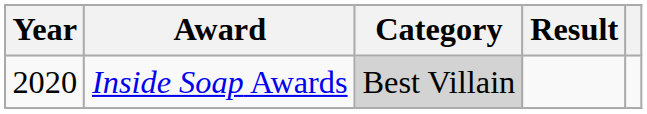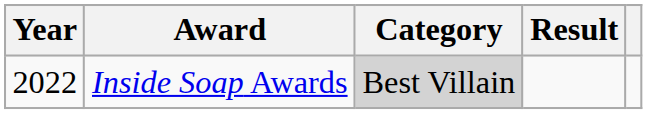(45, 81) 2020 -> (45, 81) 2022
